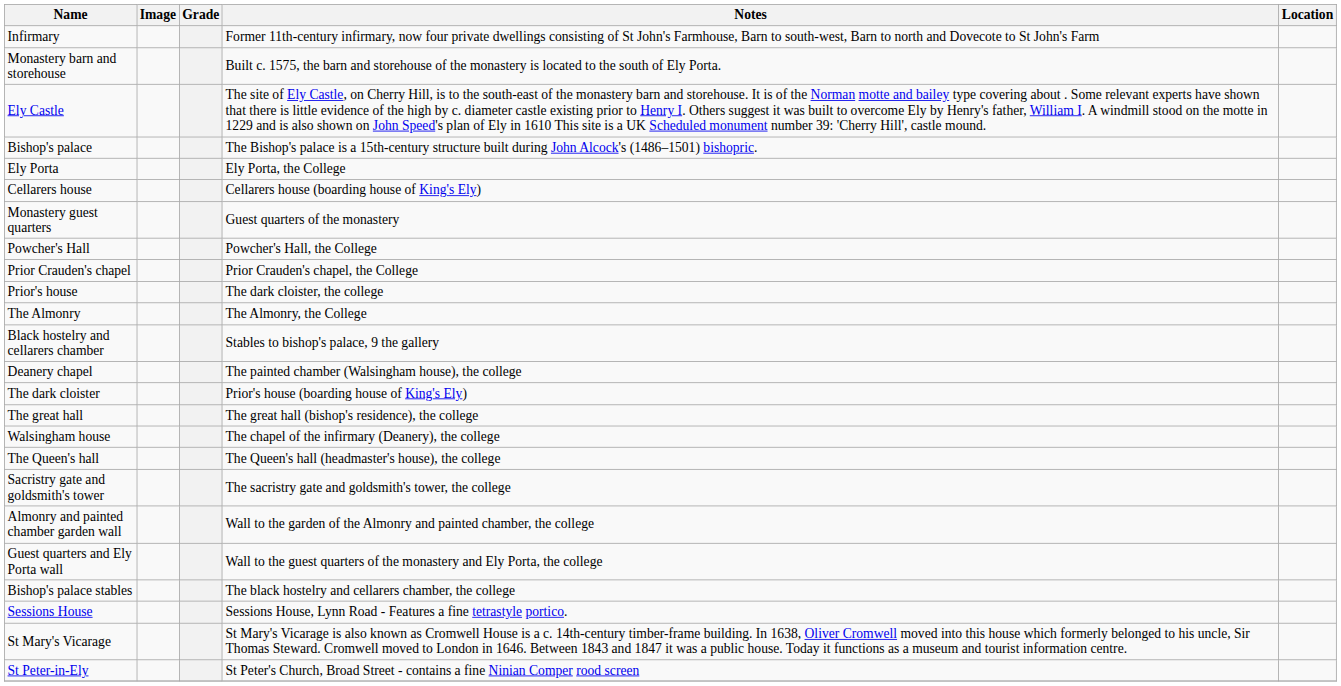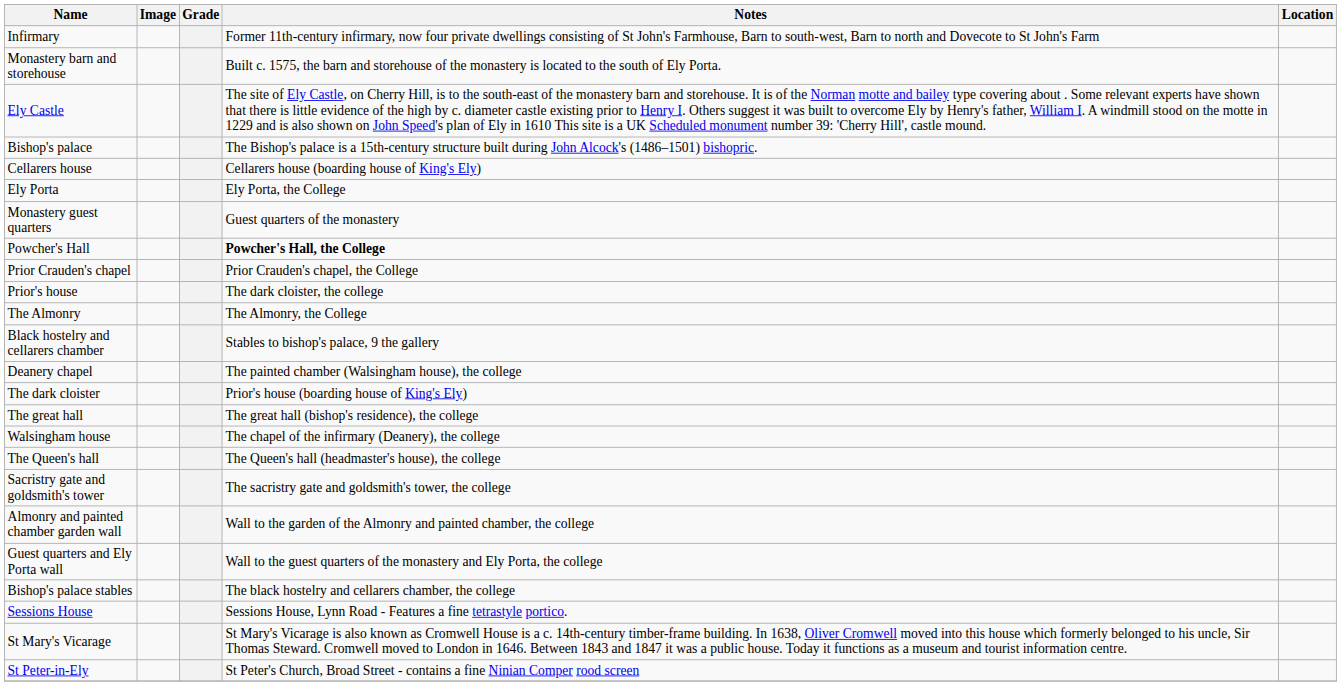rows swapped: (50, 190) <-> (33, 169)
(301, 249) normal -> (305, 249) bold
